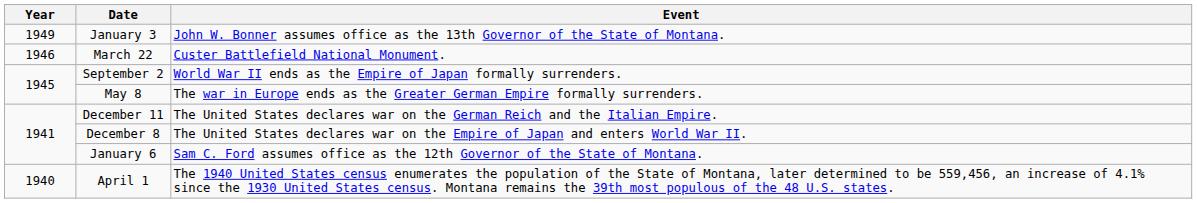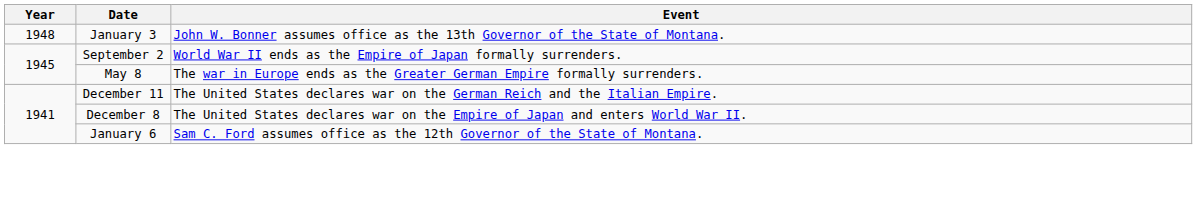(40, 34) 1949 -> (40, 34) 1948
- row: (123, 54)
- row: (123, 181)
